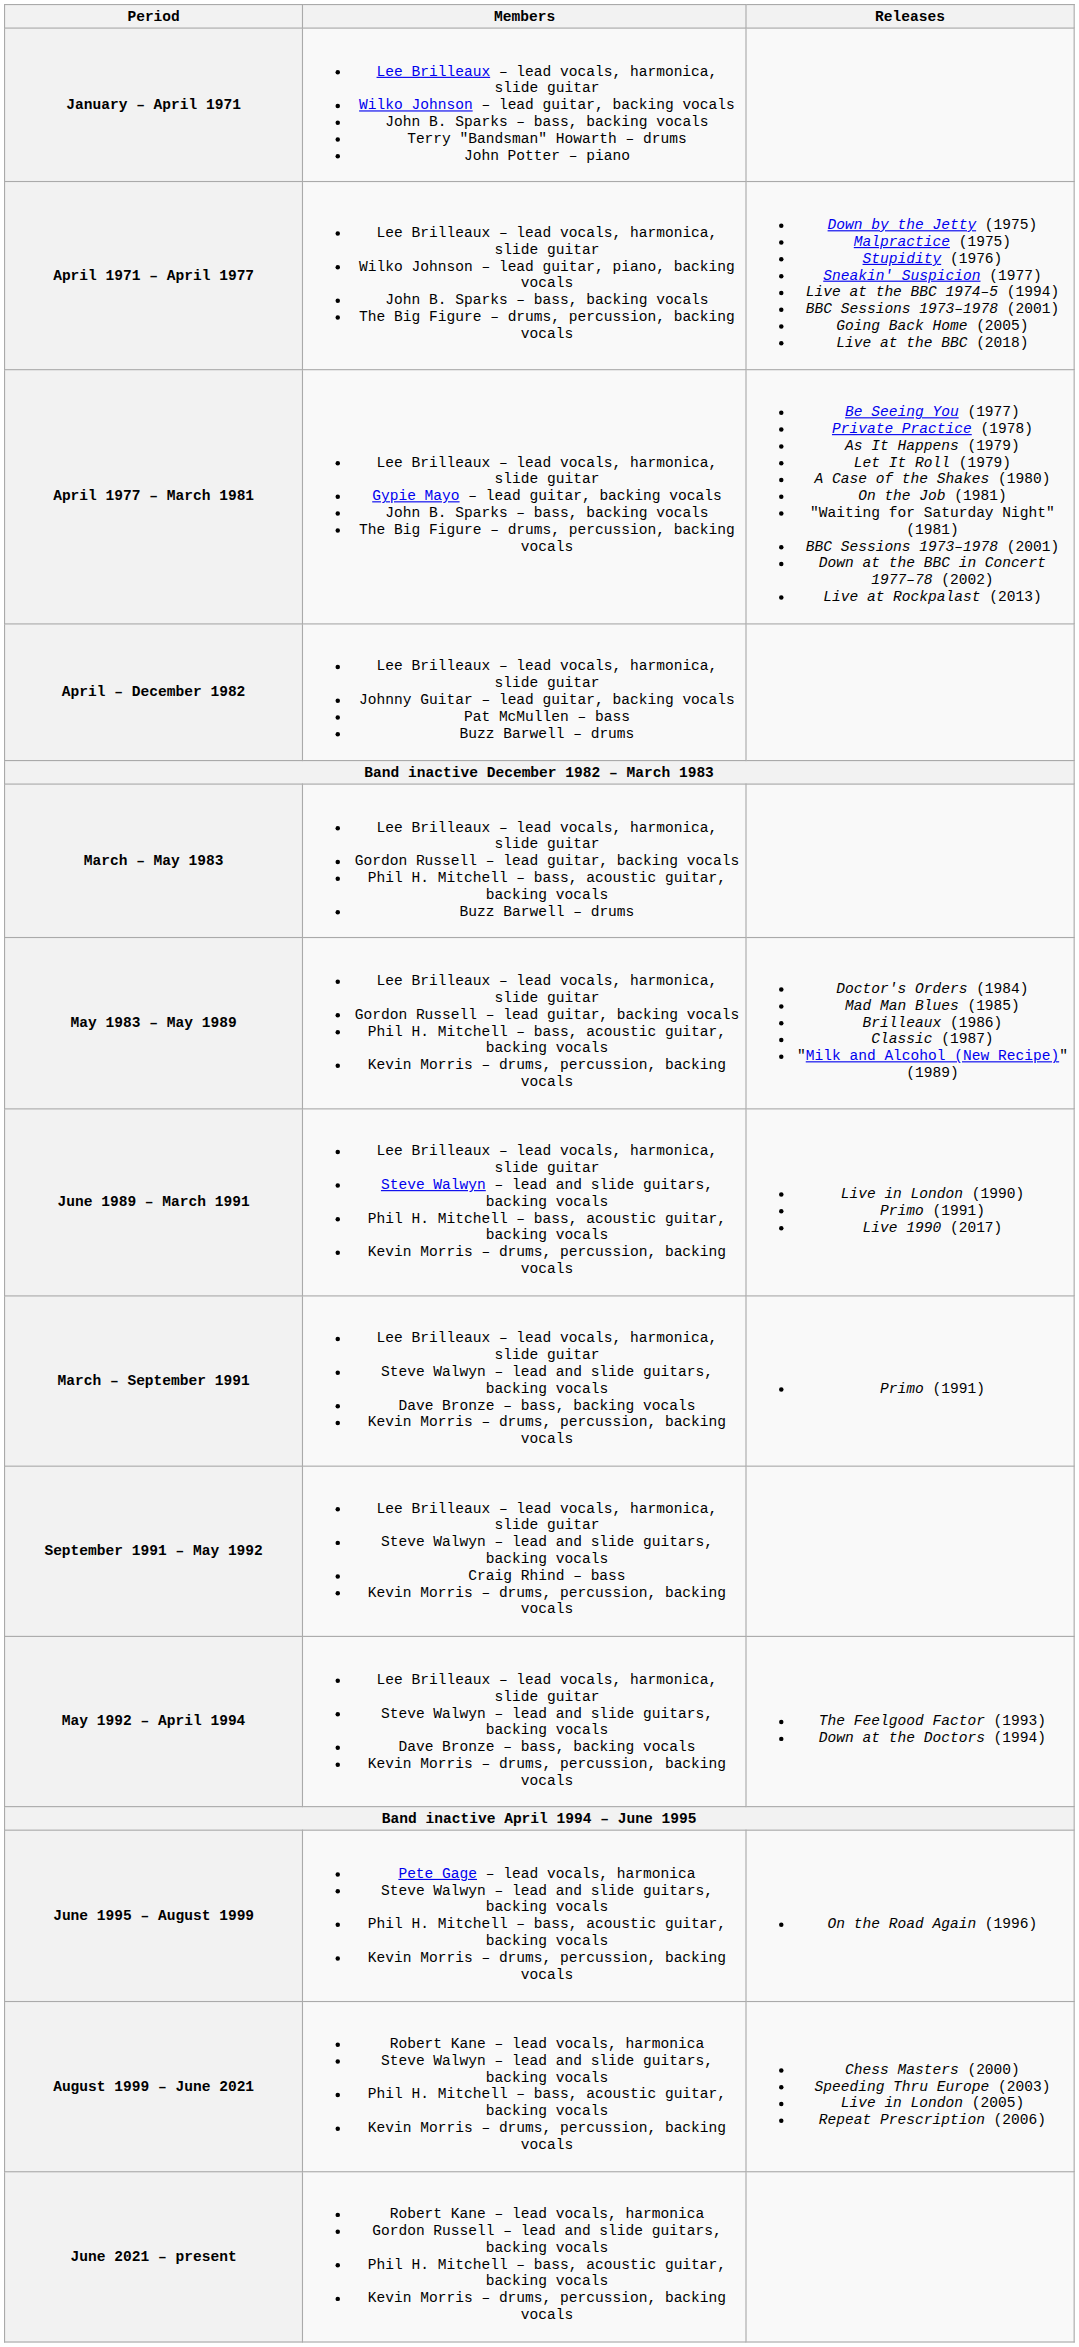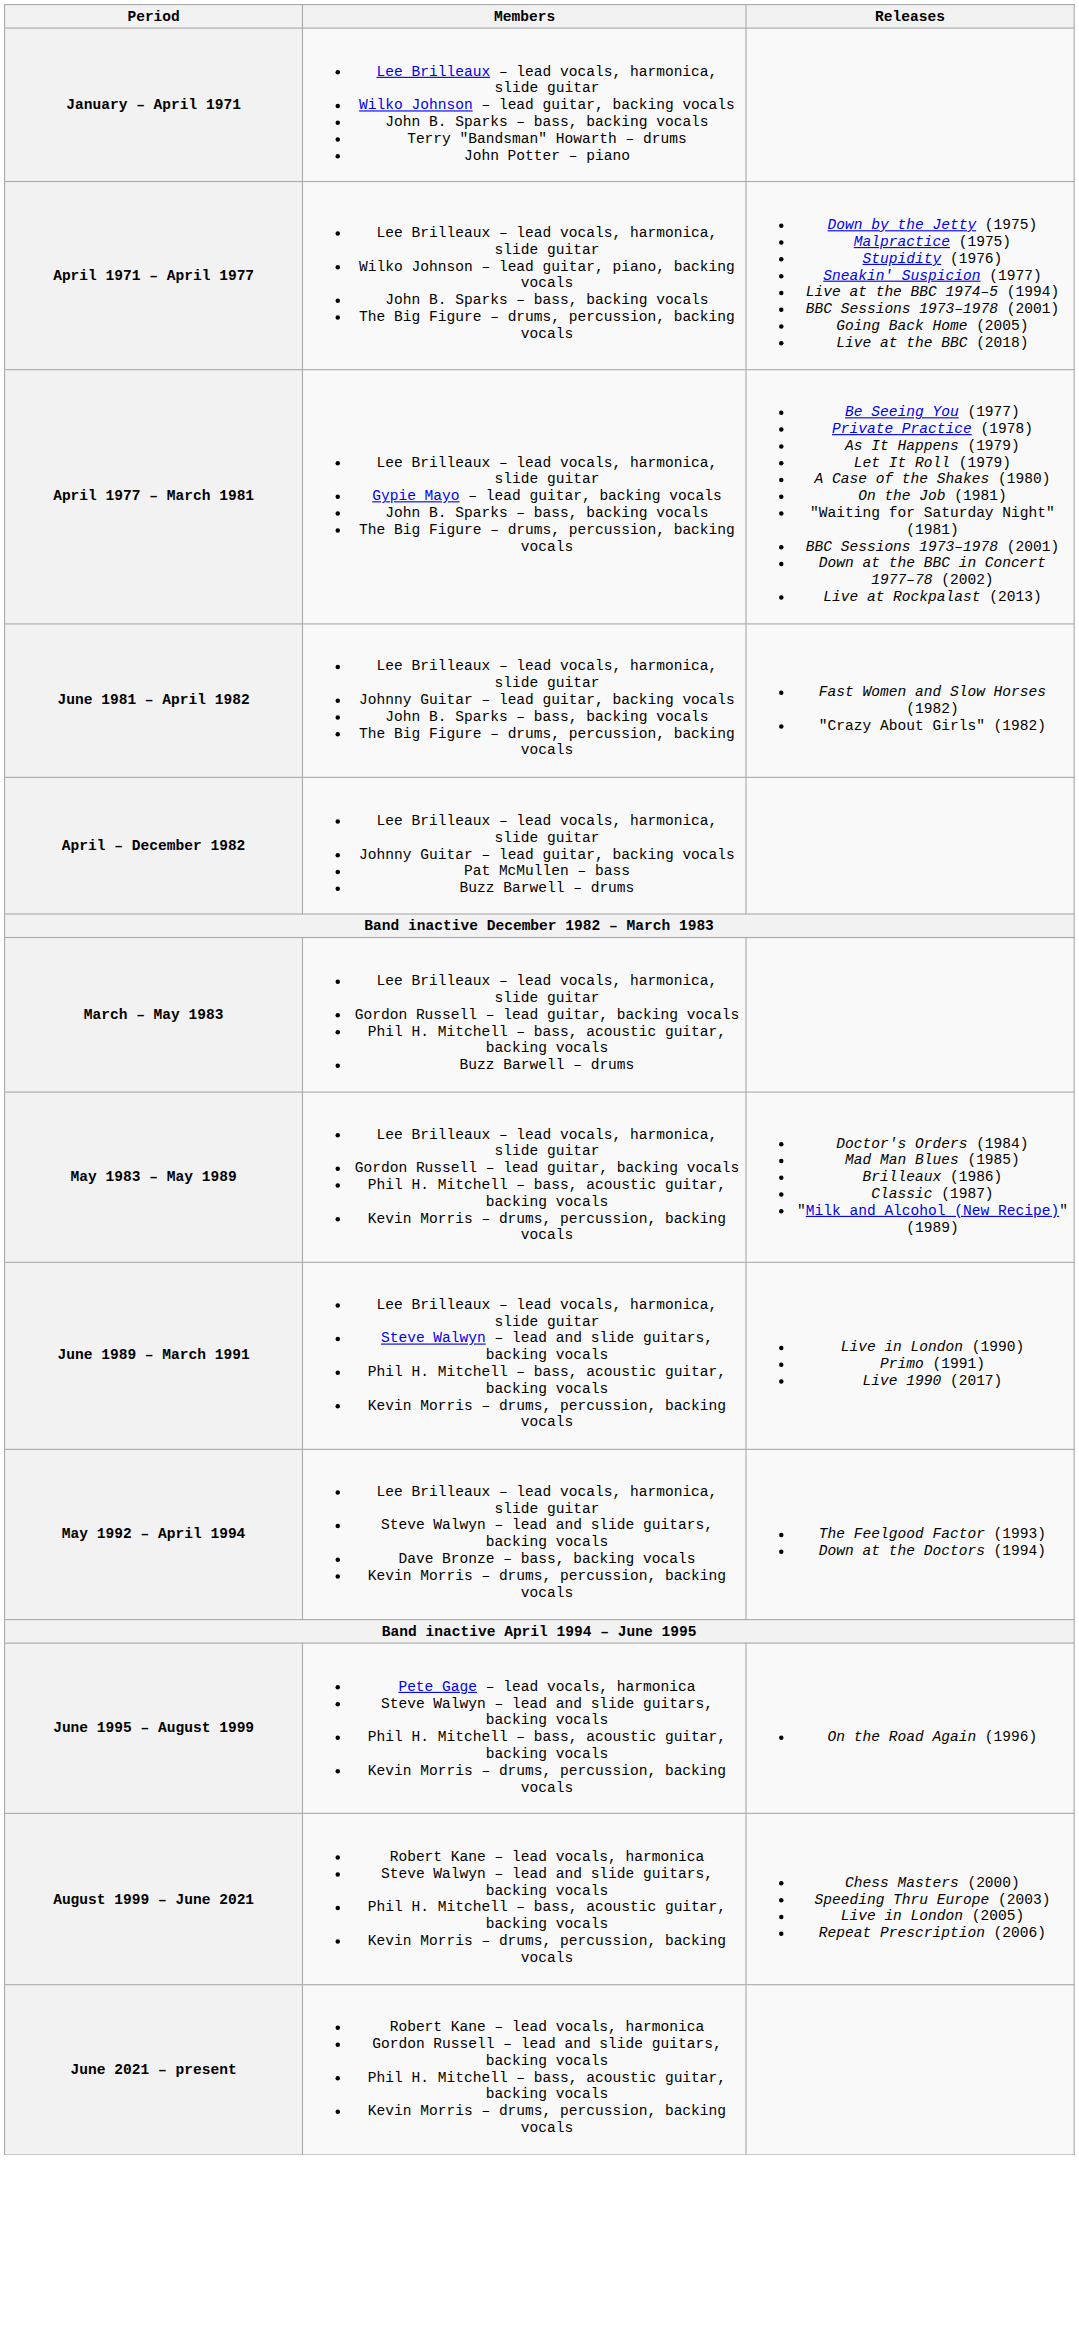+ row: (154, 700)
- row: (154, 1381)
- row: (154, 1551)
